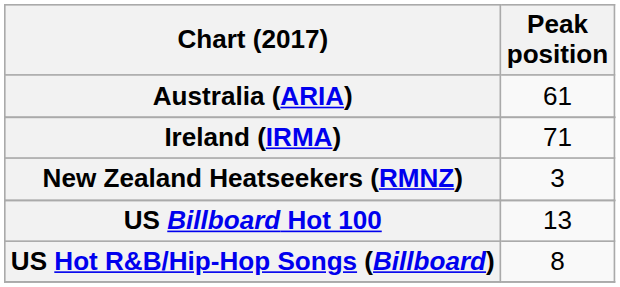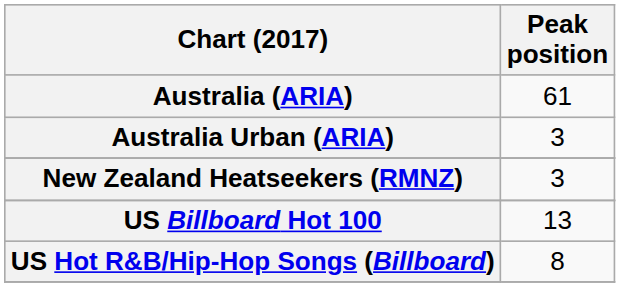+ row: (253, 137)
- row: (253, 137)
